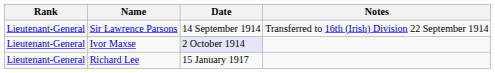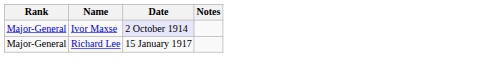- row: (134, 28)
(46, 44) Lieutenant-General -> (36, 28) Major-General
(46, 60) Lieutenant-General -> (36, 44) Major-General
